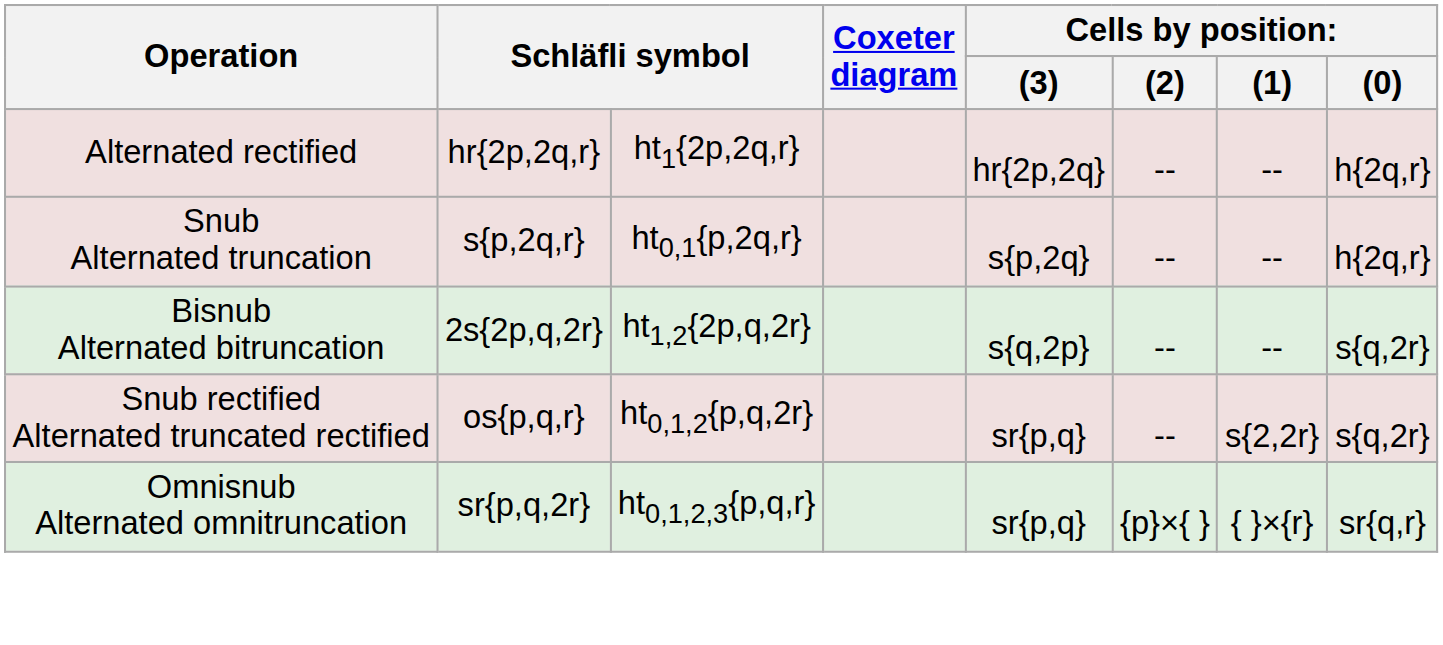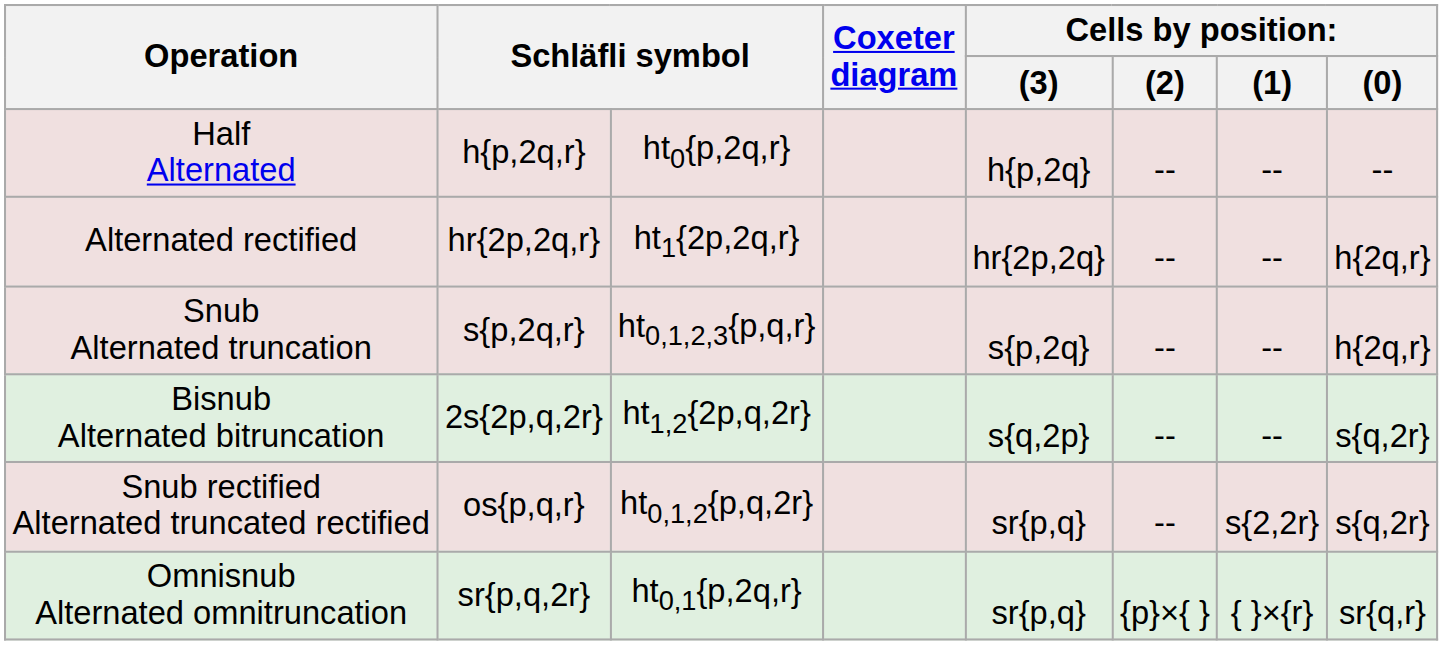+ row: (221, 152)
(717, 241) ht0,1{p,2q,r} -> (717, 330) ht0,1,2,3{p,q,r}
(717, 507) ht0,1,2,3{p,q,r} -> (717, 595) ht0,1{p,2q,r}
